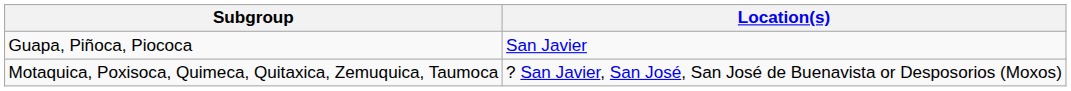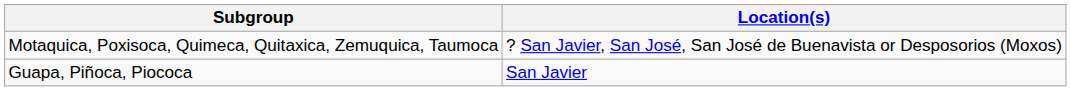rows swapped: (100, 45) <-> (253, 72)
